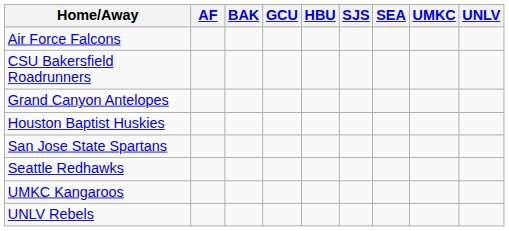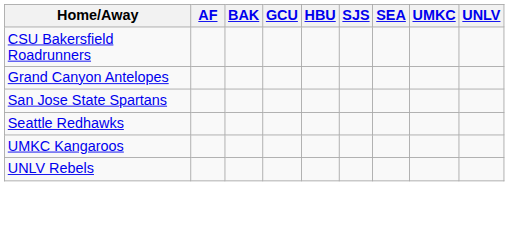- row: (64, 38)
- row: (86, 123)
